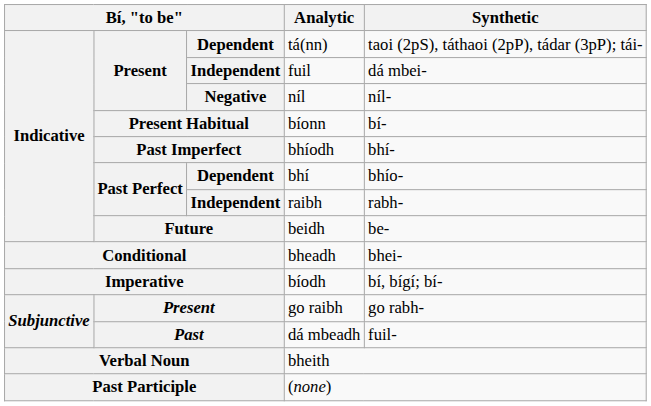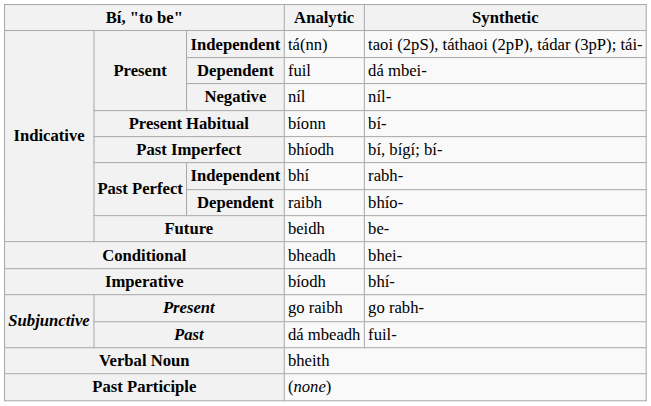(235, 44) Dependent -> (235, 44) Independent
(235, 70) Independent -> (235, 70) Dependent
(382, 149) bhí- -> (405, 149) bí, bígí; bí-
(235, 176) Dependent -> (235, 176) Independent
(386, 176) bhío- -> (386, 176) rabh-
(235, 202) Independent -> (235, 202) Dependent
(386, 202) rabh- -> (386, 202) bhío-
(405, 281) bí, bígí; bí- -> (382, 281) bhí-
